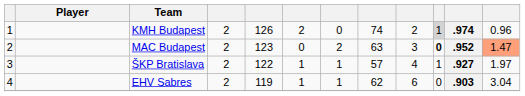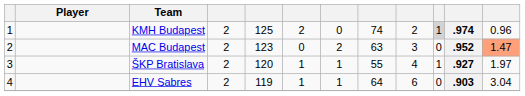(264, 30) 126 -> (264, 30) 125
(439, 47) bold -> (439, 47) normal
(264, 64) 122 -> (264, 64) 120
(377, 64) 57 -> (377, 64) 55
(377, 82) 62 -> (377, 82) 64
